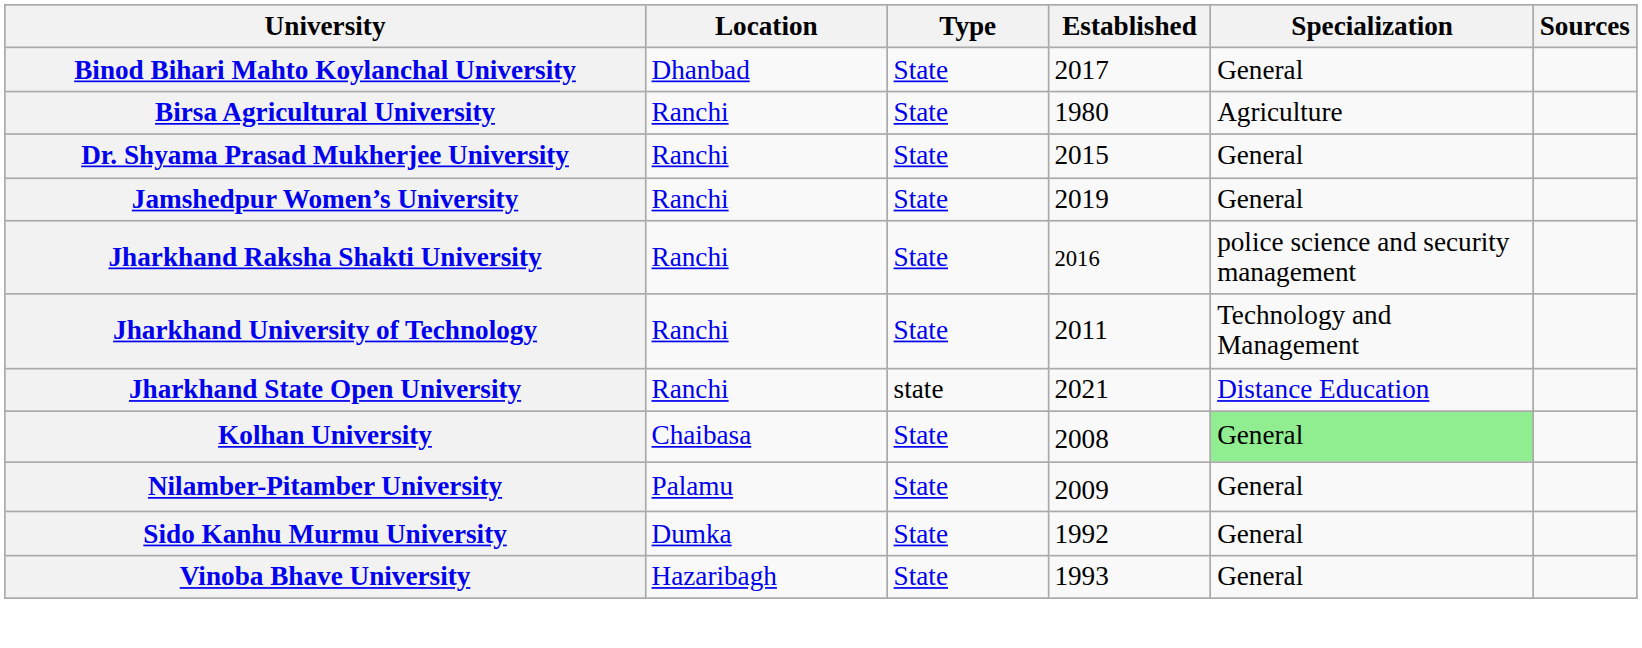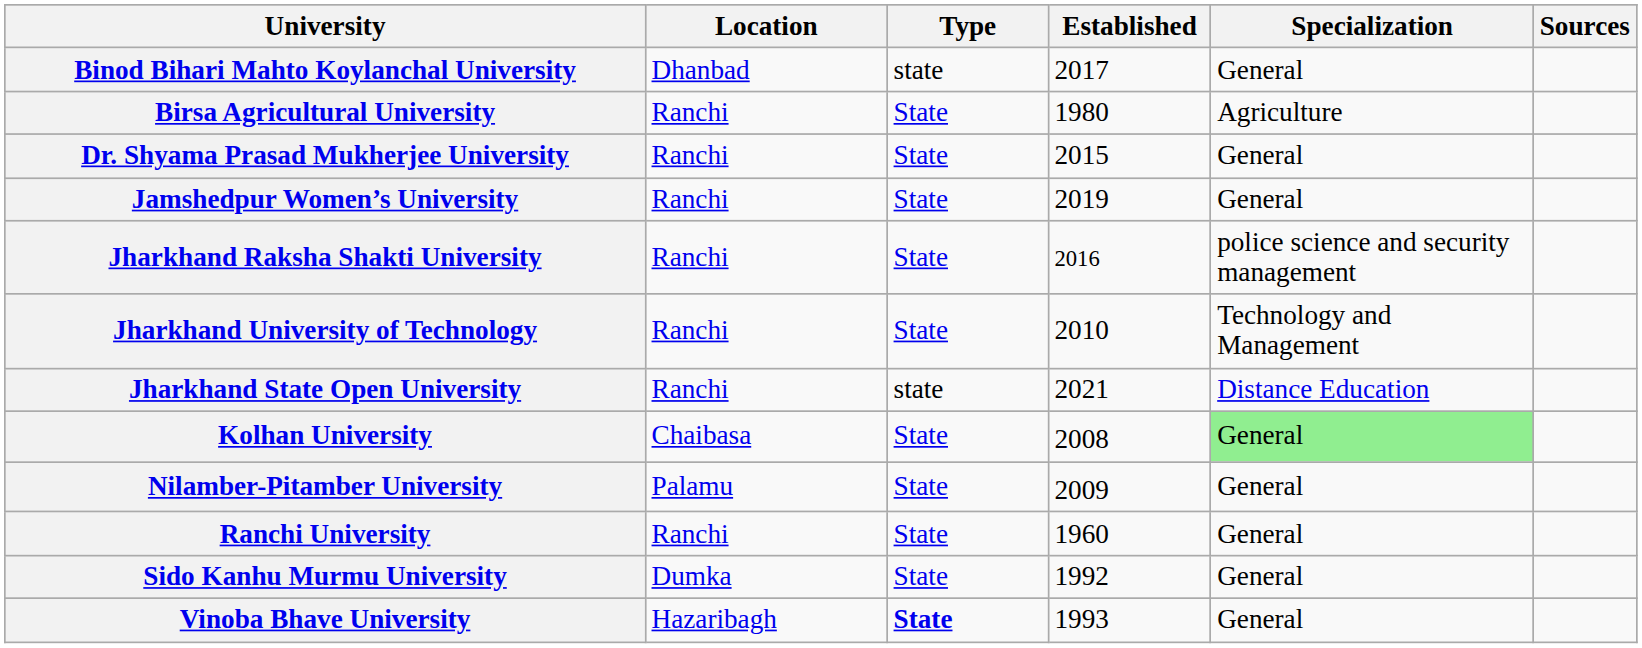(921, 69) State -> (919, 69) state
(1081, 330) 2011 -> (1082, 330) 2010
+ row: (325, 533)
(921, 576) normal -> (923, 619) bold
